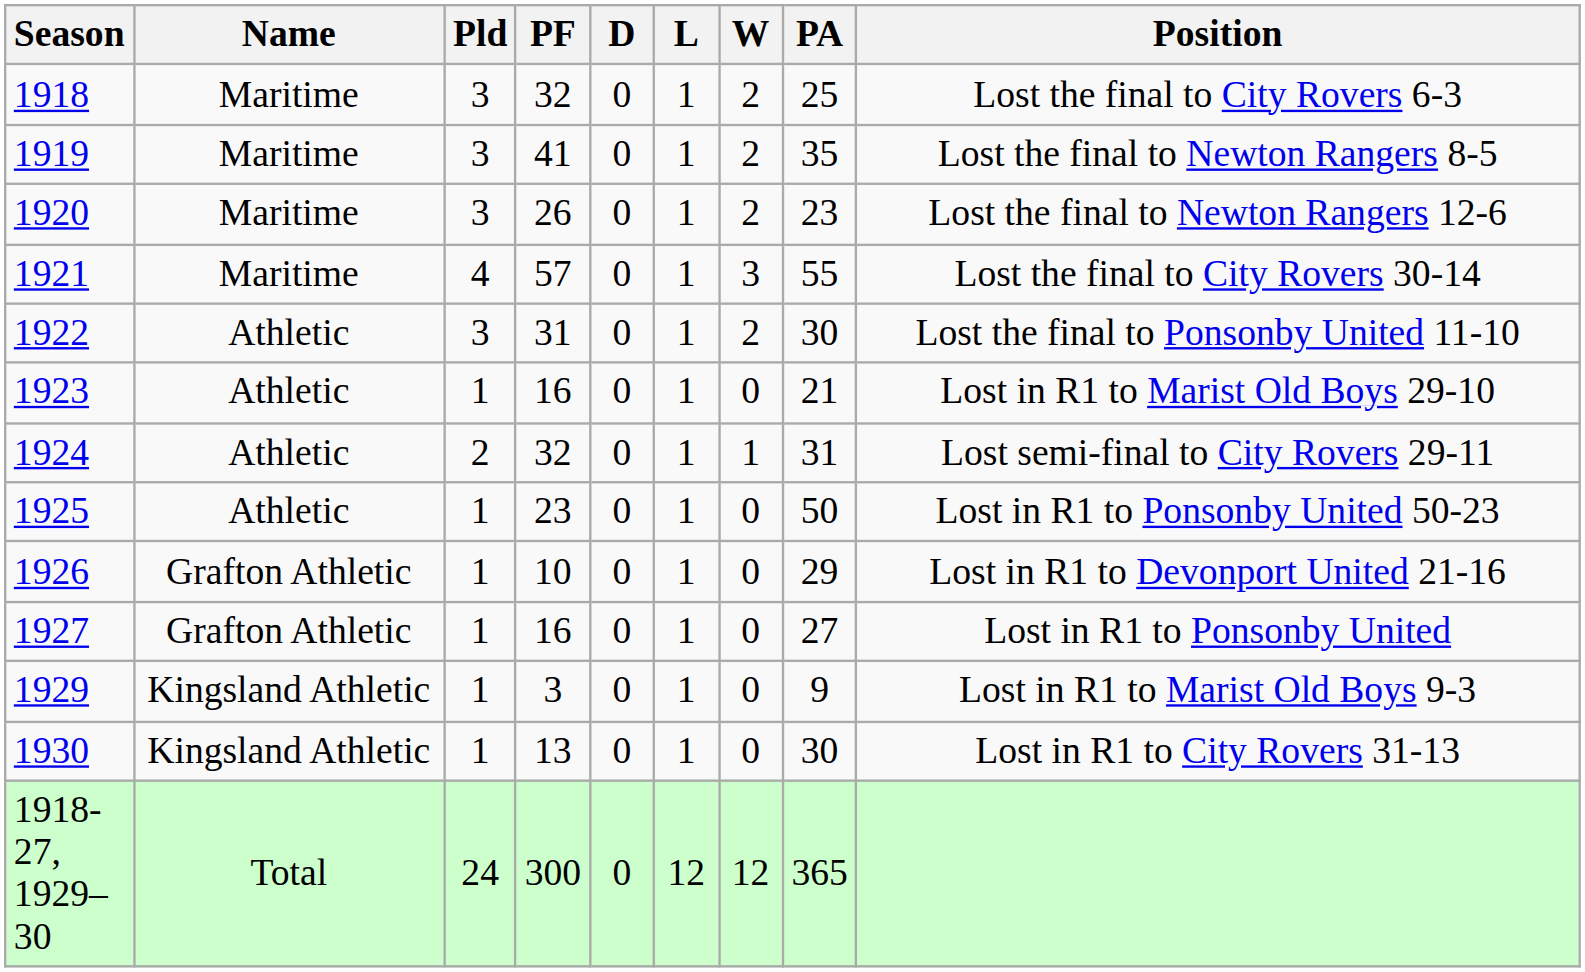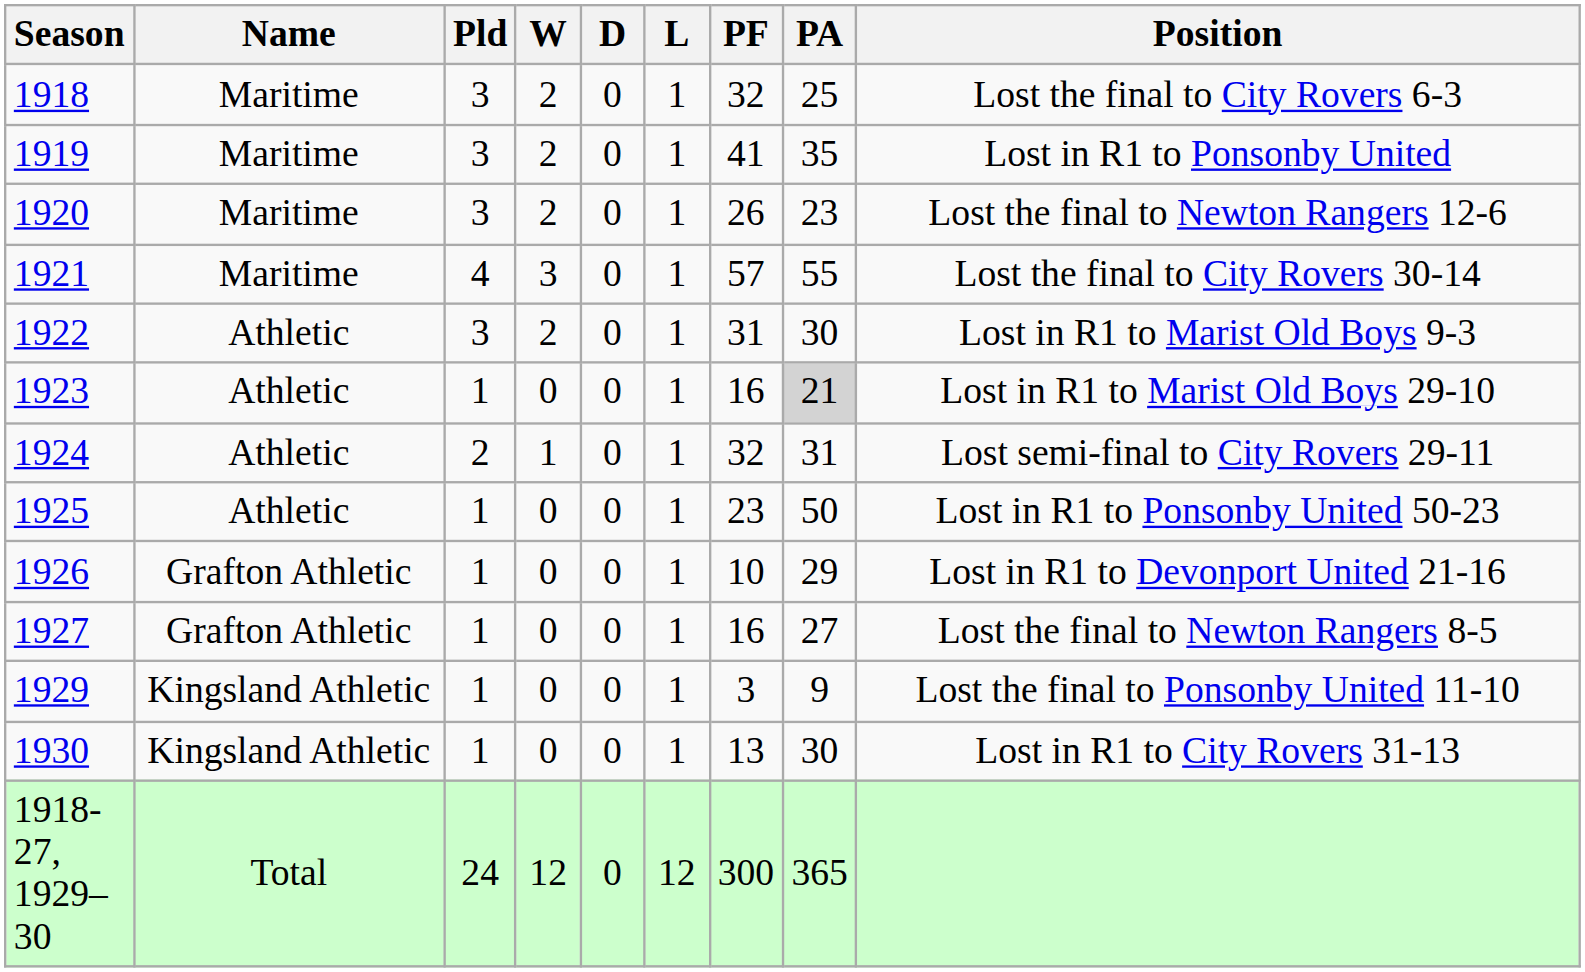columns swapped: (751, 34) <-> (553, 34)
(1218, 153) Lost the final to Newton Rangers 8-5 -> (1218, 153) Lost in R1 to Ponsonby United
(1218, 332) Lost the final to Ponsonby United 11-10 -> (1218, 332) Lost in R1 to Marist Old Boys 9-3
(820, 392) no background -> (820, 392) lightgrey background
(1218, 630) Lost in R1 to Ponsonby United -> (1218, 630) Lost the final to Newton Rangers 8-5
(1218, 690) Lost in R1 to Marist Old Boys 9-3 -> (1218, 690) Lost the final to Ponsonby United 11-10
